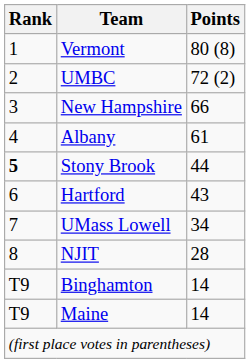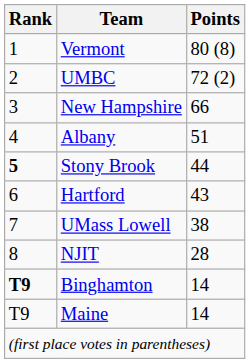(200, 136) 61 -> (200, 136) 51
(200, 225) 34 -> (200, 225) 38
(19, 284) normal -> (20, 284) bold
